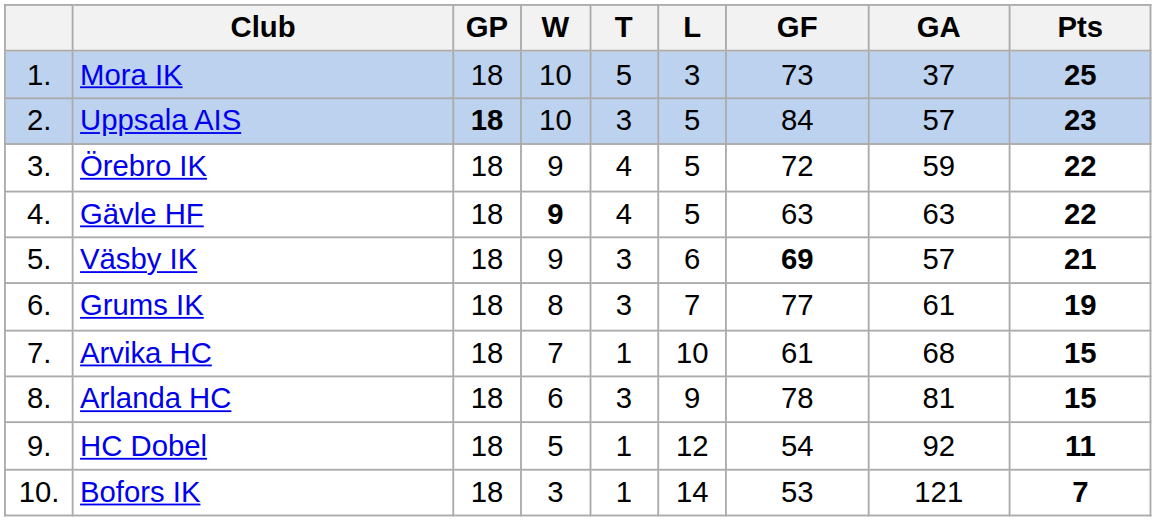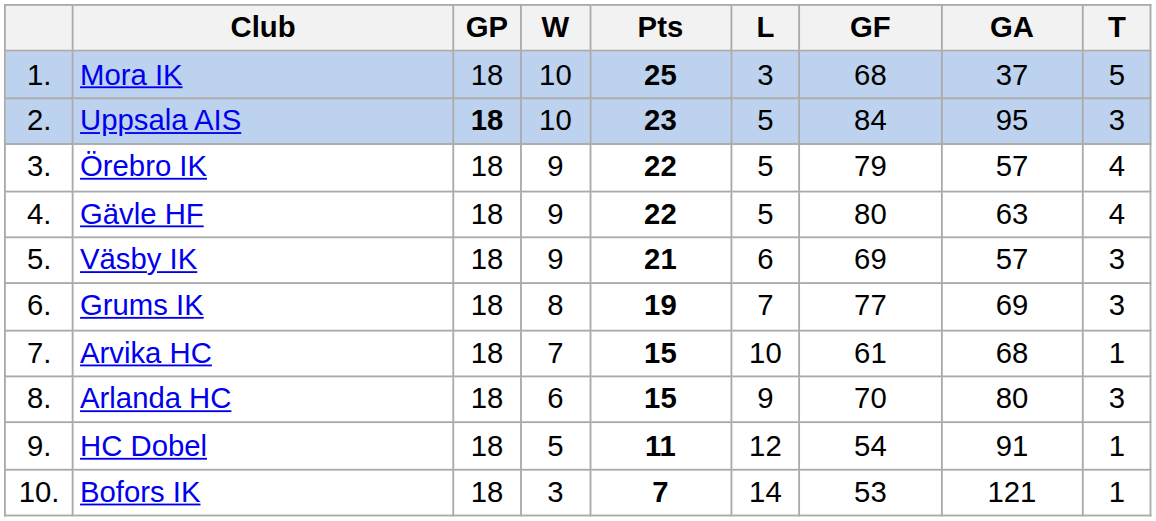columns swapped: (624, 27) <-> (1080, 27)
(797, 74) 73 -> (870, 74) 68
(939, 120) 57 -> (1012, 120) 95
(797, 167) 72 -> (870, 167) 79
(939, 167) 59 -> (1012, 167) 57
(555, 213) bold -> (555, 213) normal
(797, 213) 63 -> (870, 213) 80
(797, 259) bold -> (870, 259) normal
(939, 306) 61 -> (1012, 306) 69
(797, 399) 78 -> (870, 399) 70
(939, 399) 81 -> (1012, 399) 80
(939, 445) 92 -> (1012, 445) 91
